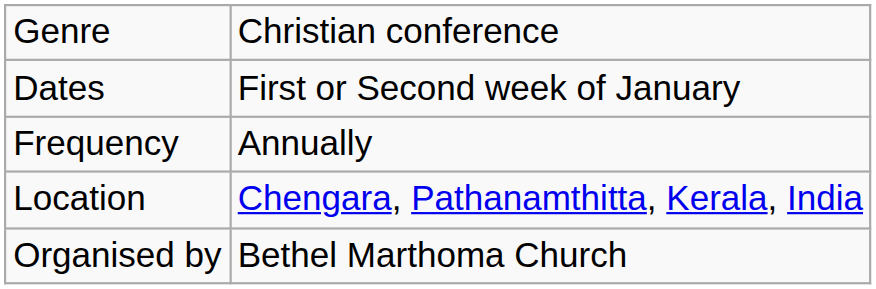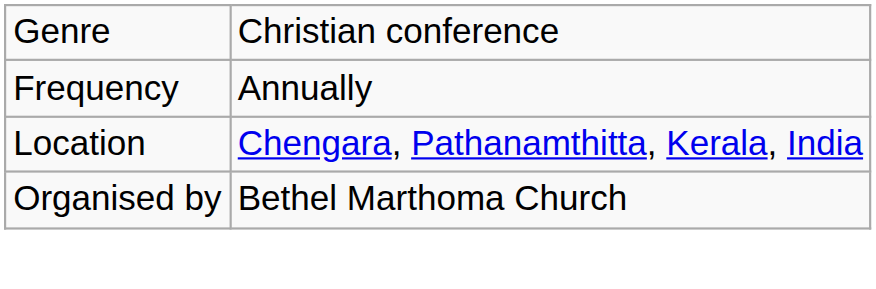- row: (59, 87)
